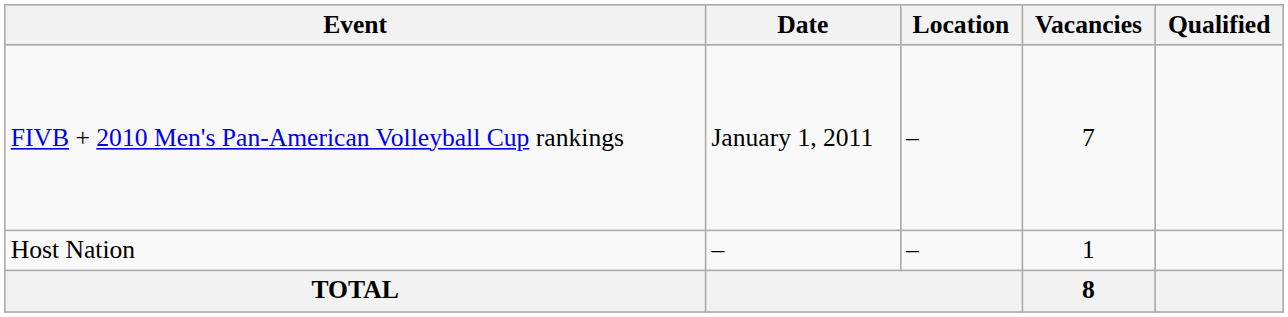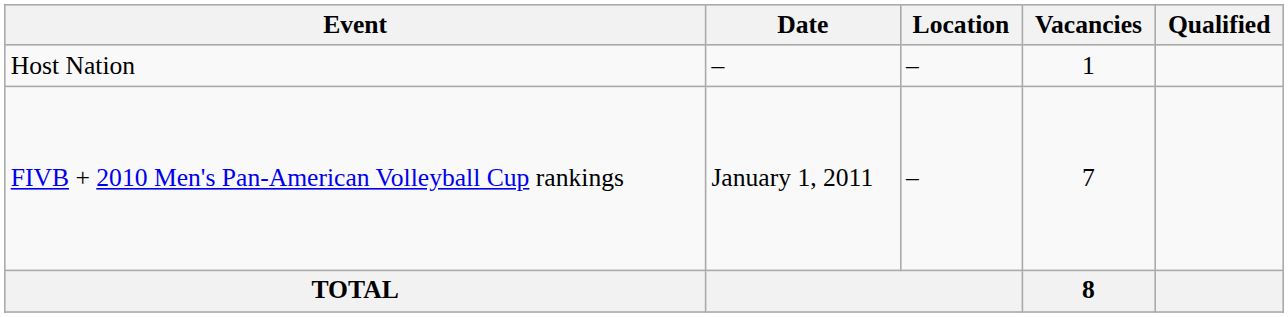rows swapped: (73, 250) <-> (317, 137)
